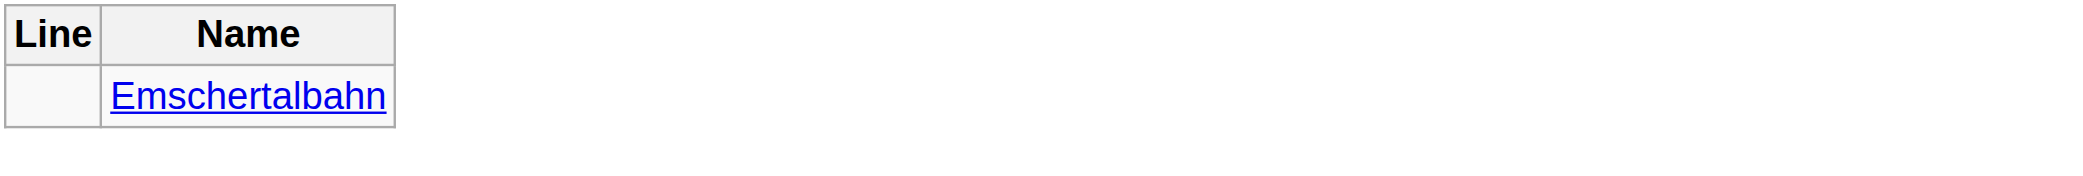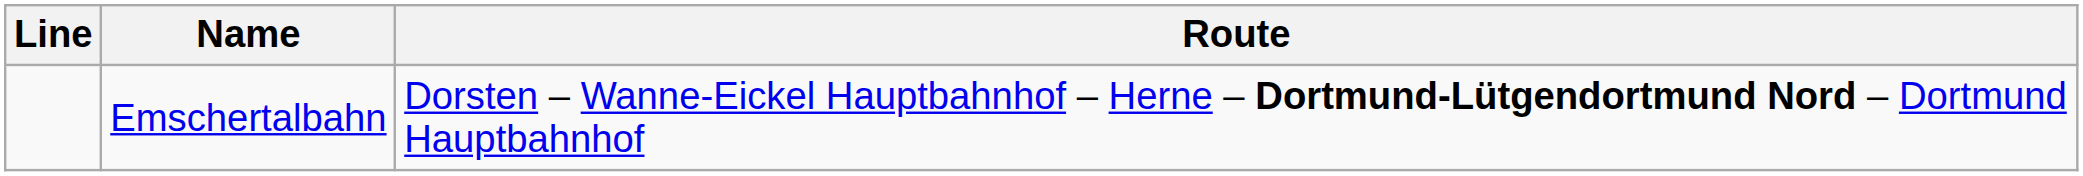+ column: (1236, 34)
